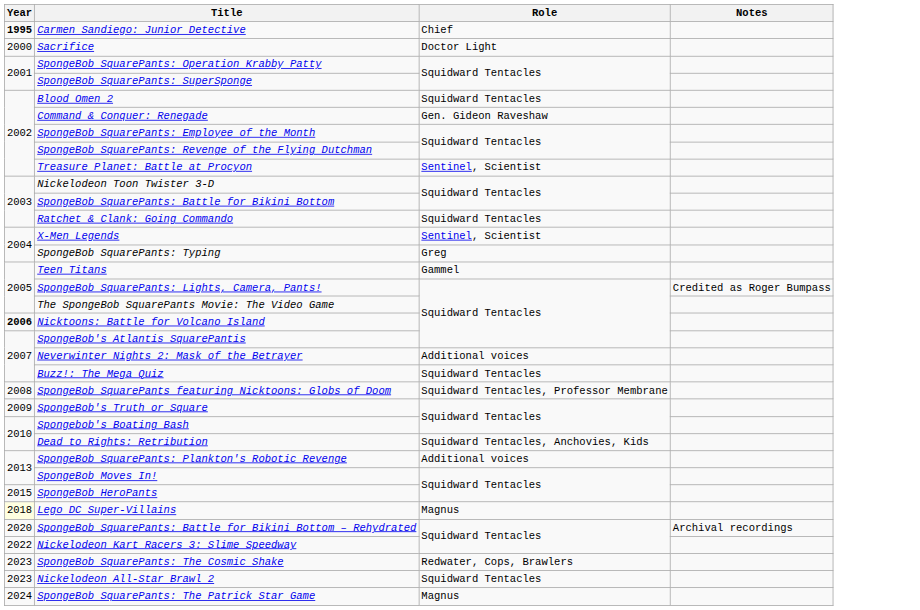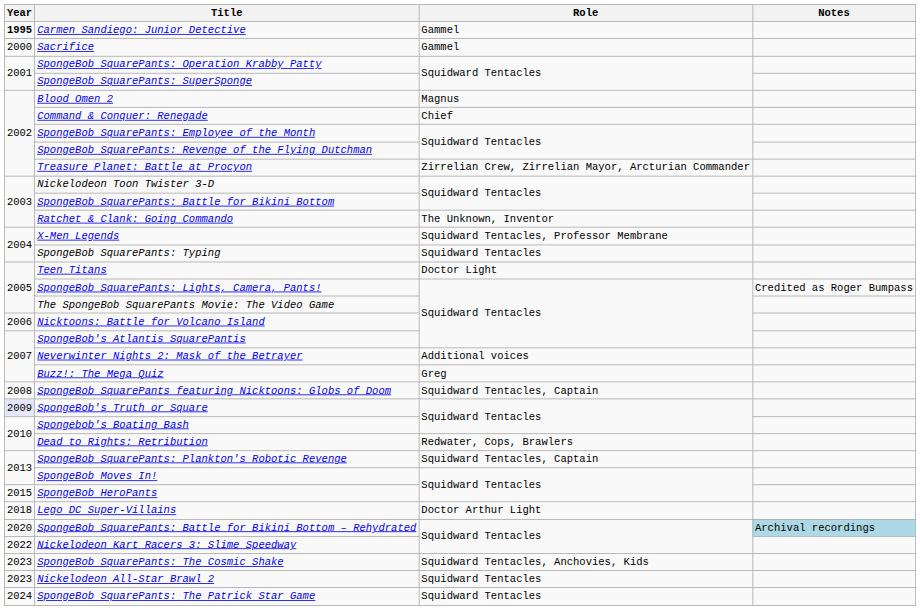(437, 30) Chief -> (440, 30) Gammel
(459, 47) Doctor Light -> (440, 47) Gammel
(481, 99) Squidward Tentacles -> (440, 99) Magnus
(485, 116) Gen. Gideon Raveshaw -> (437, 116) Chief
(481, 167) Sentinel, Scientist -> (586, 167) Zirrelian Crew, Zirrelian Mayor, Arcturian Commander
(481, 219) Squidward Tentacles -> (488, 219) The Unknown, Inventor
(481, 236) Sentinel, Scientist -> (545, 236) Squidward Tentacles, Professor Membrane
(434, 253) Greg -> (481, 253) Squidward Tentacles
(440, 270) Gammel -> (459, 270) Doctor Light
(20, 322) bold -> (20, 322) normal
(481, 373) Squidward Tentacles -> (434, 373) Greg
(545, 391) Squidward Tentacles, Professor Membrane -> (510, 391) Squidward Tentacles, Captain
(20, 408) no background -> (20, 408) lavender background
(535, 442) Squidward Tentacles, Anchovies, Kids -> (497, 442) Redwater, Cops, Brawlers
(475, 459) Additional voices -> (510, 459) Squidward Tentacles, Captain
(20, 511) lightyellow background -> (20, 511) no background
(440, 511) Magnus -> (481, 511) Doctor Arthur Light
(733, 528) no background -> (815, 528) lightblue background
(497, 562) Redwater, Cops, Brawlers -> (535, 562) Squidward Tentacles, Anchovies, Kids
(440, 596) Magnus -> (481, 596) Squidward Tentacles
